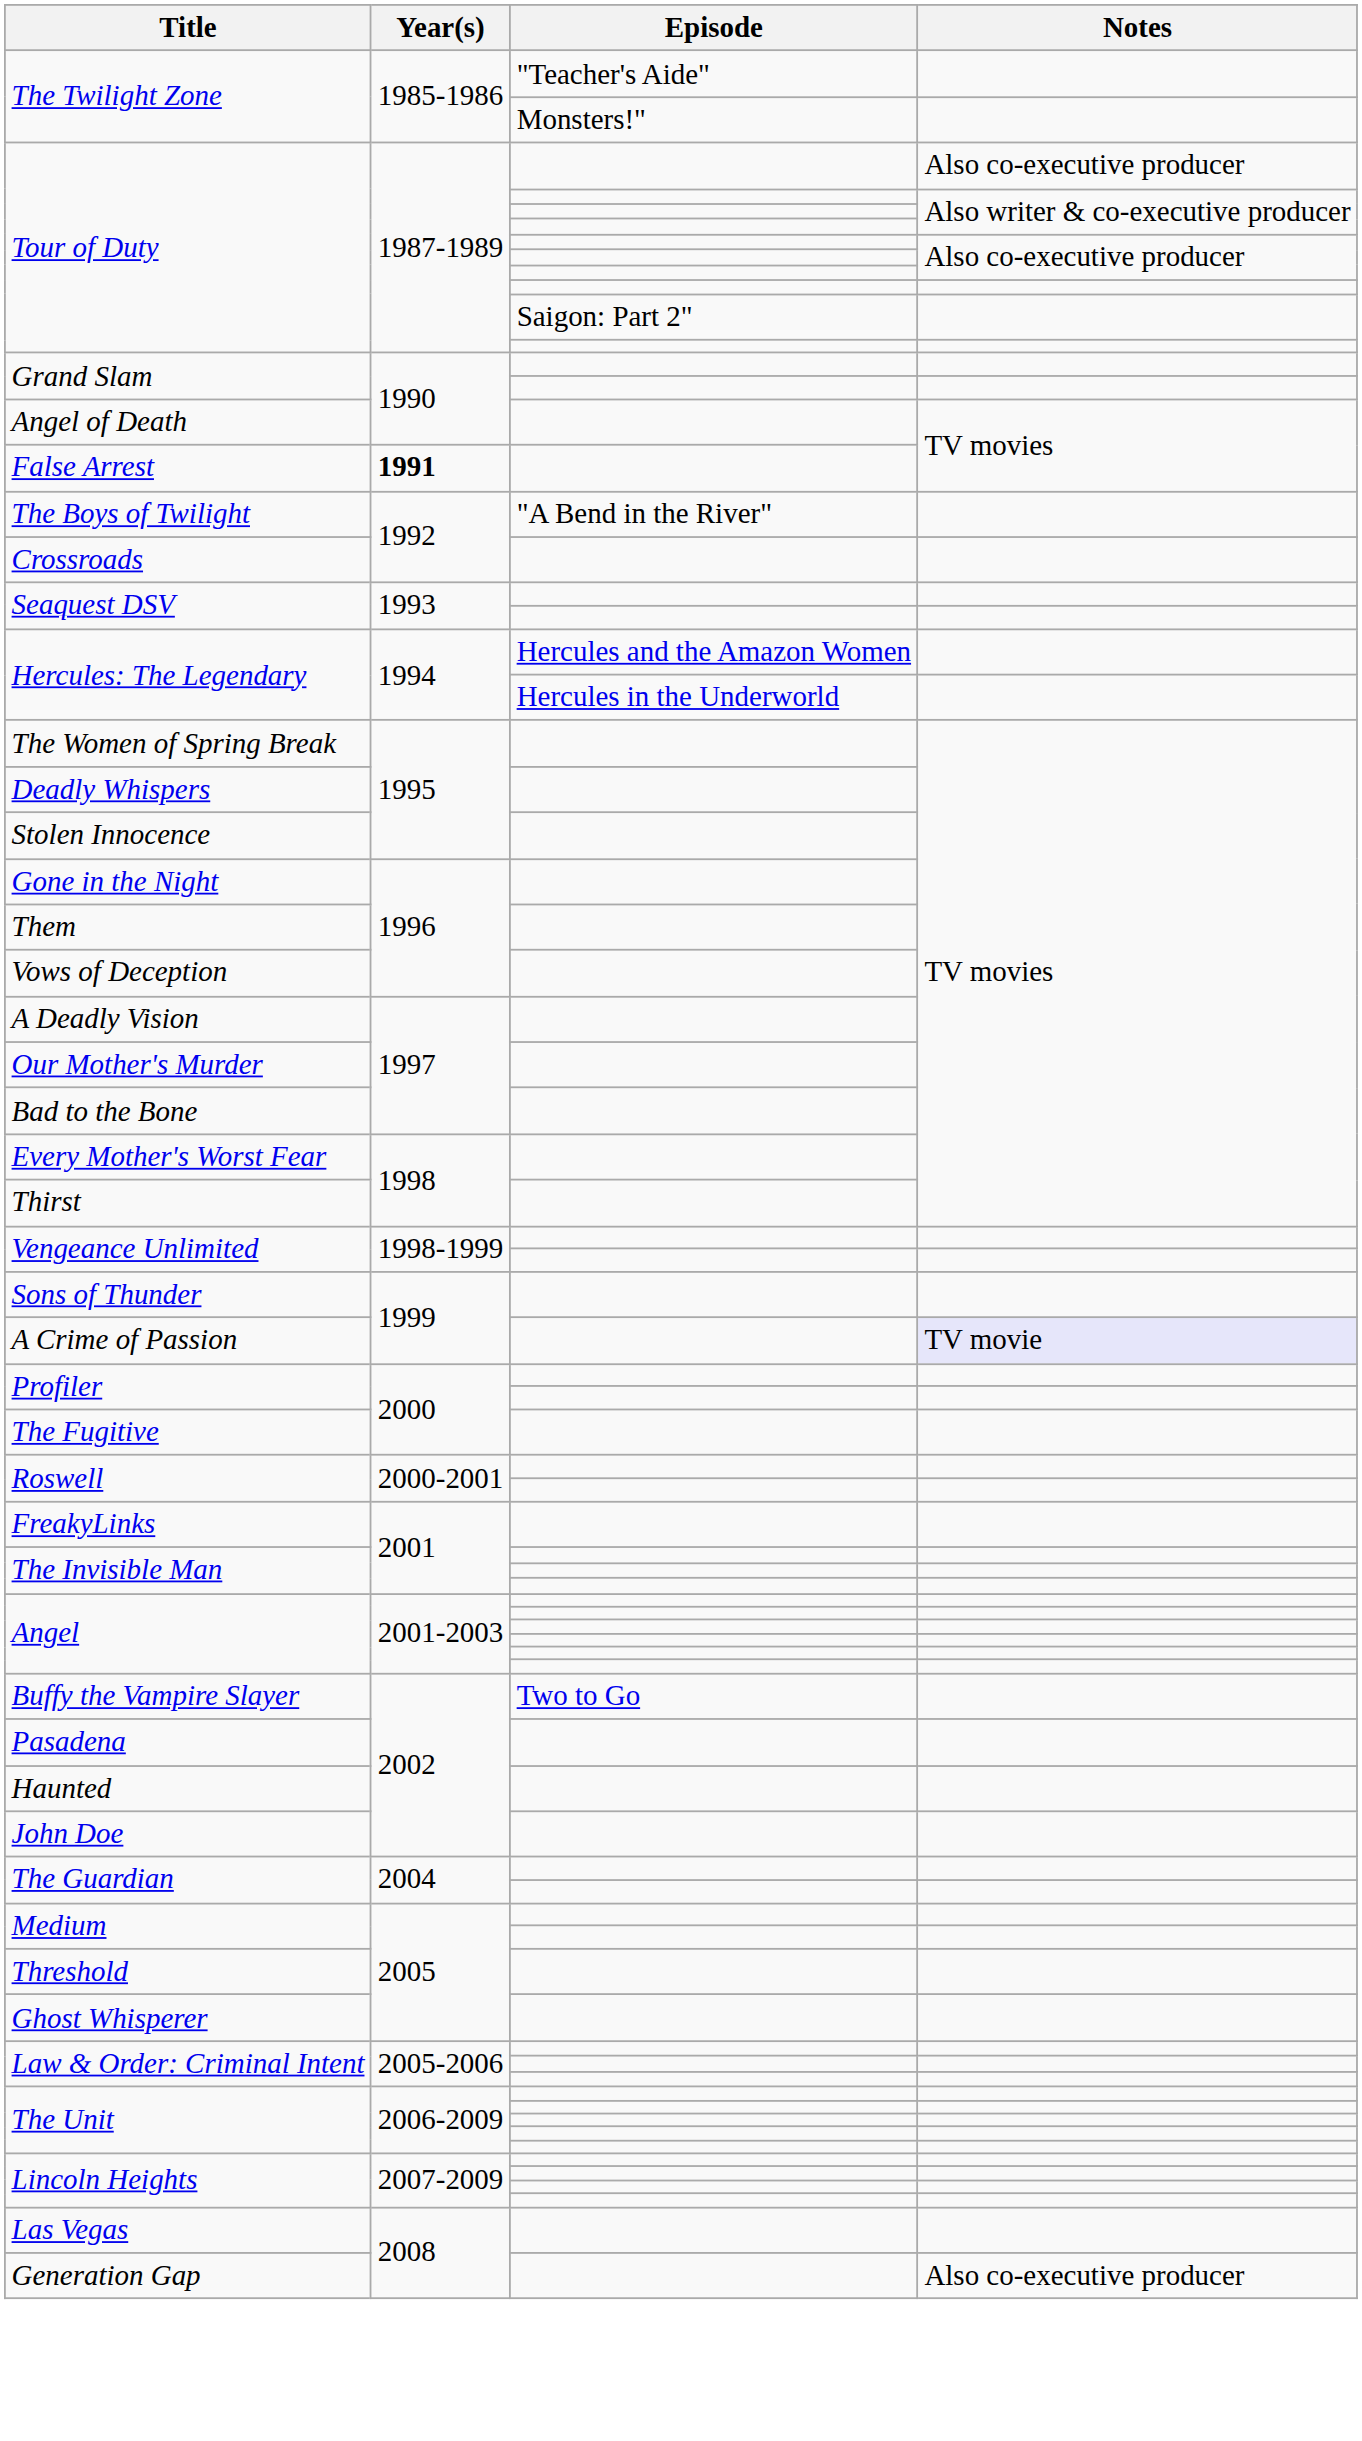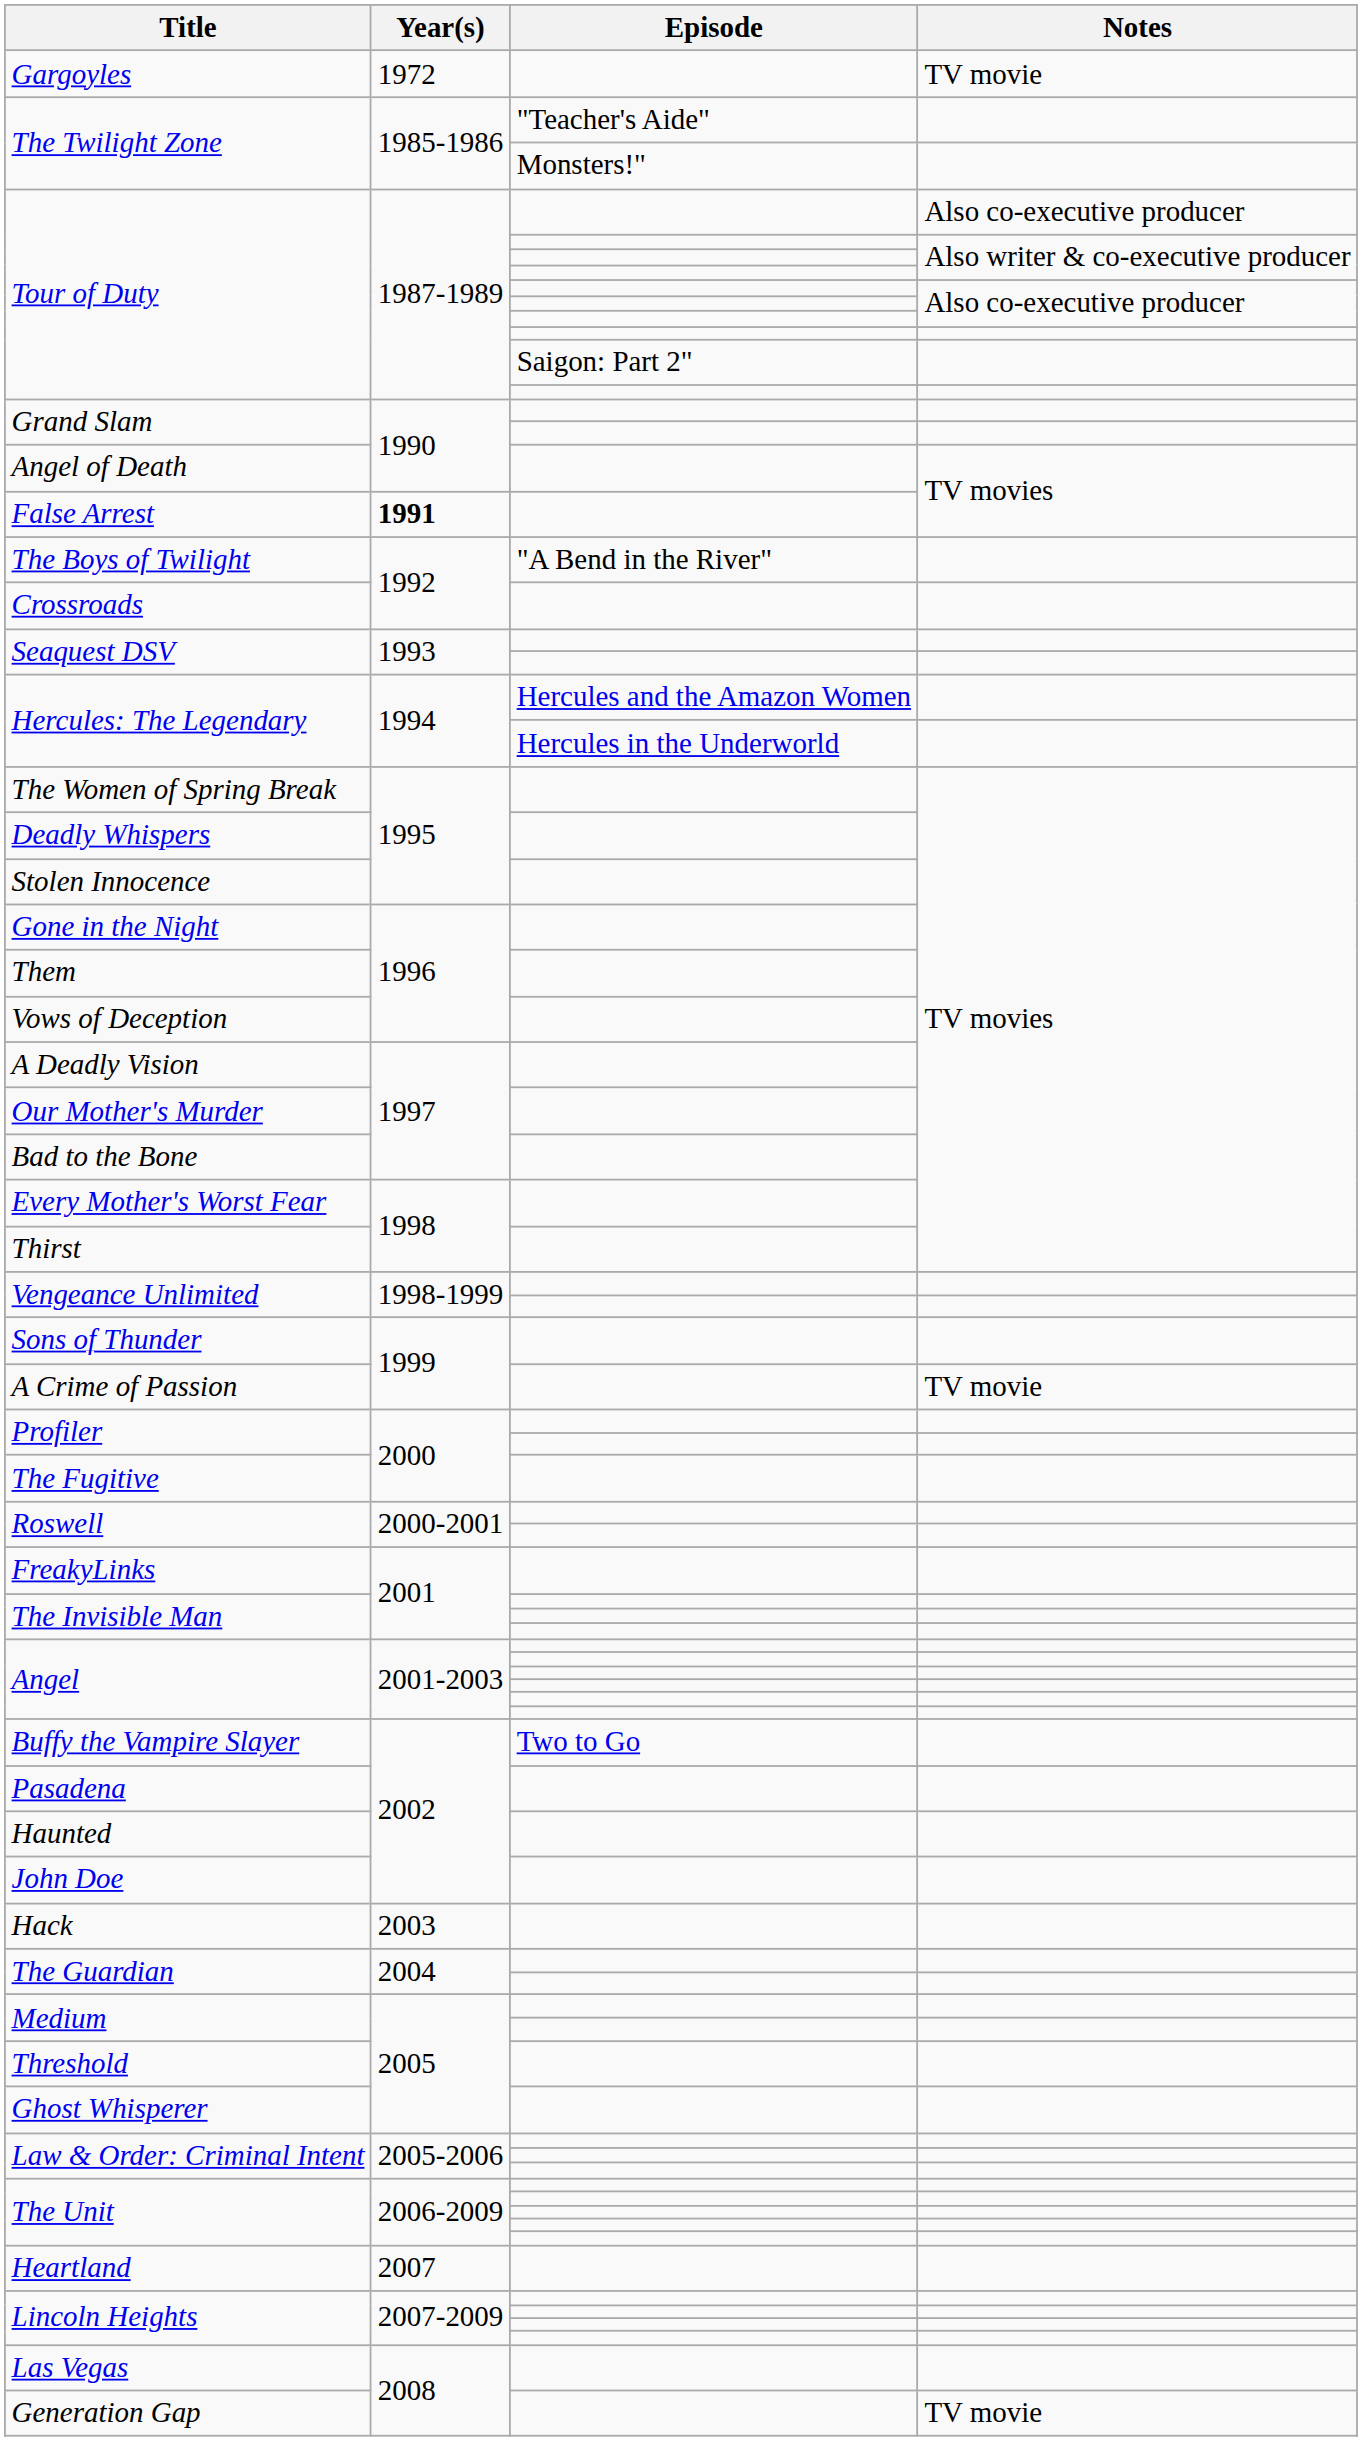+ row: (71, 73)
(983, 1340) lavender background -> (983, 1386) no background
+ row: (42, 1925)
+ row: (71, 2267)
(1084, 2275) Also co-executive producer -> (983, 2413) TV movie
